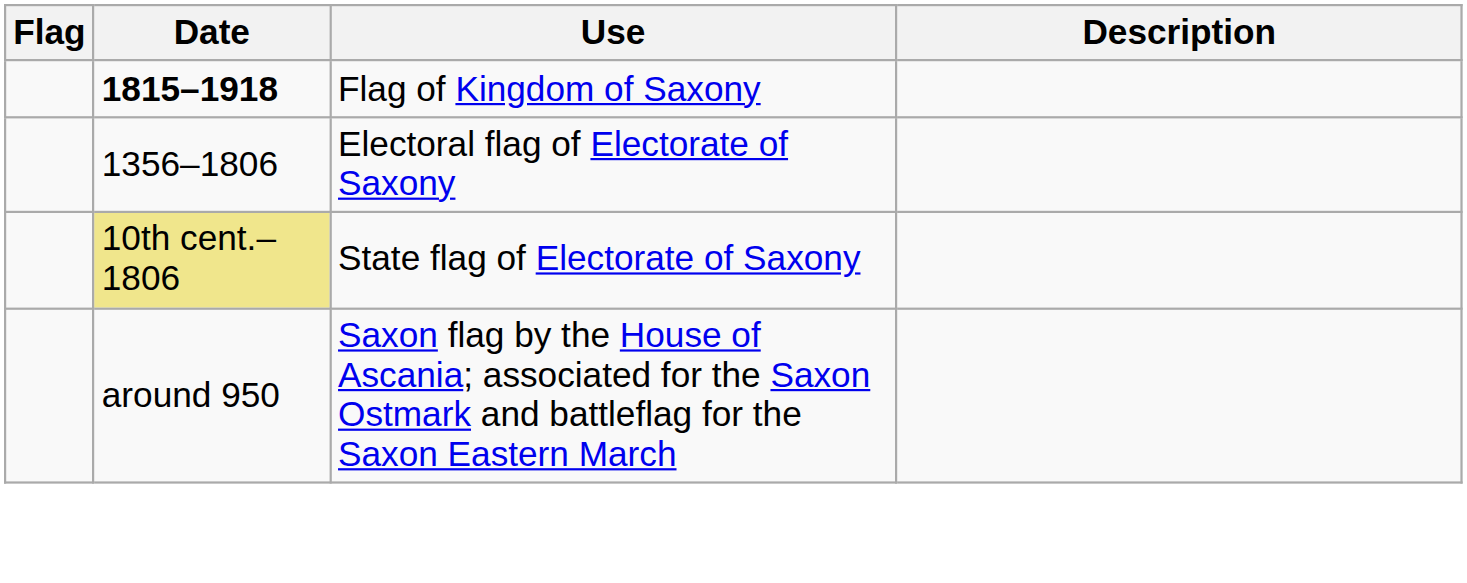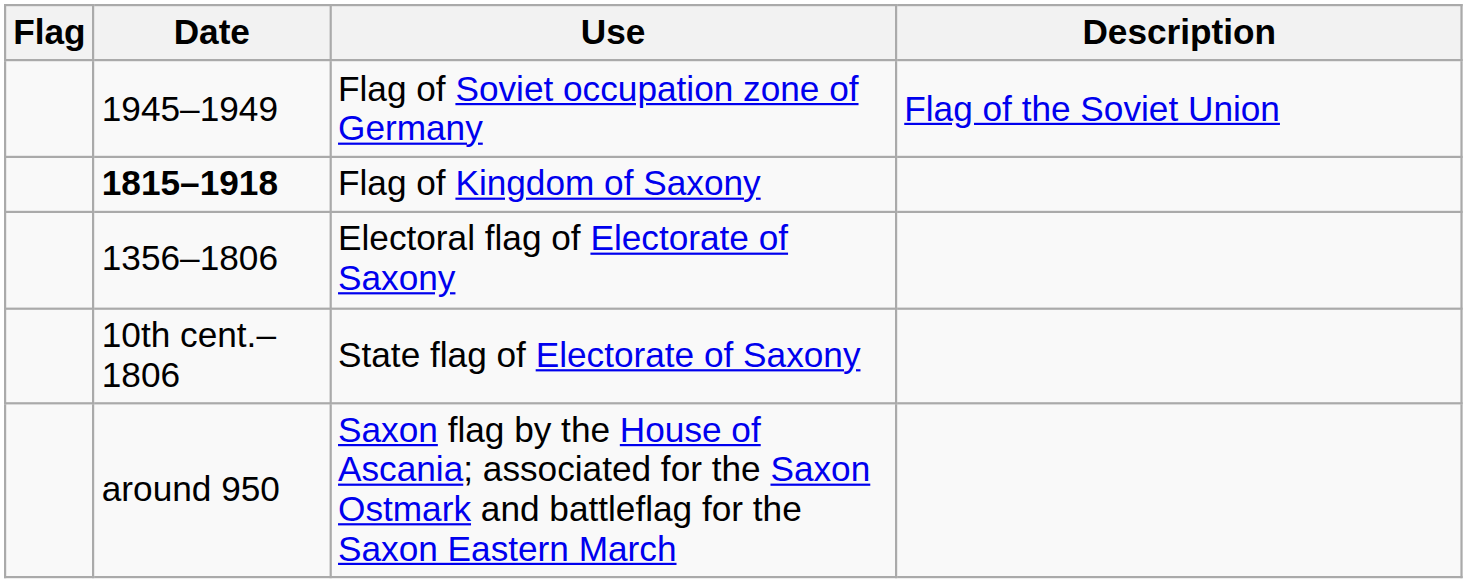+ row: (598, 108)
(189, 259) khaki background -> (189, 354) no background
